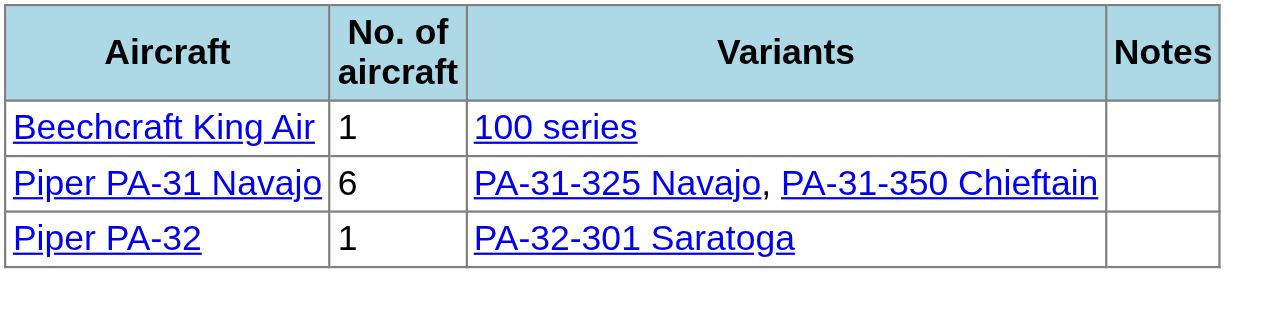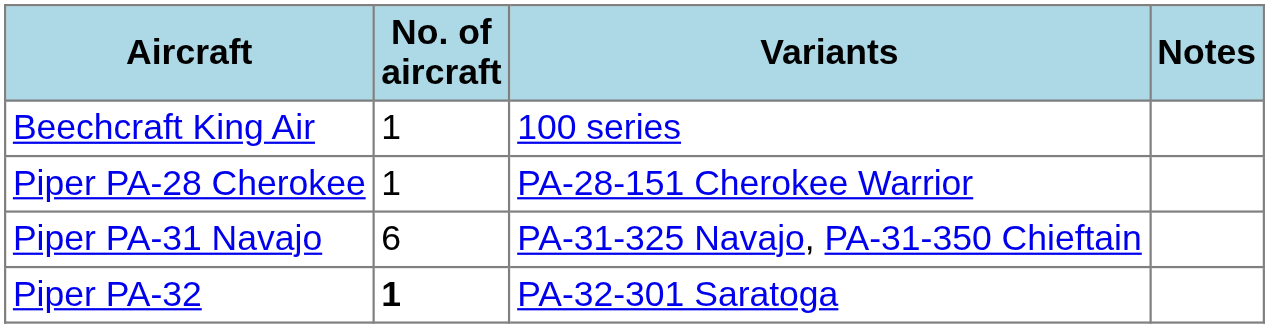+ row: (189, 183)
(348, 238) normal -> (391, 294) bold
